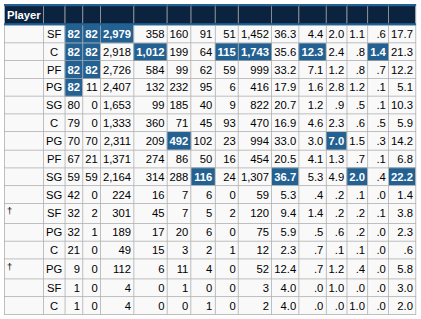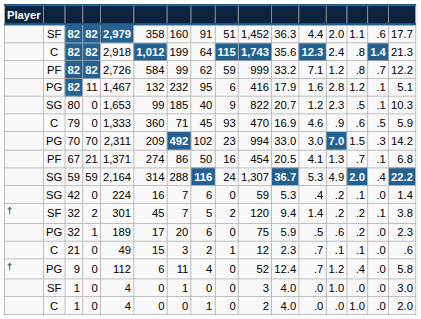(117, 88) 2,407 -> (117, 88) 1,467
(339, 105) .9 -> (336, 105) 2.3
(336, 123) 2.3 -> (339, 123) .9
